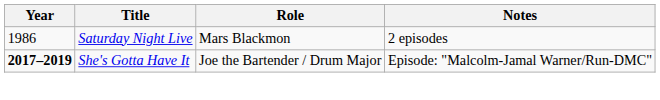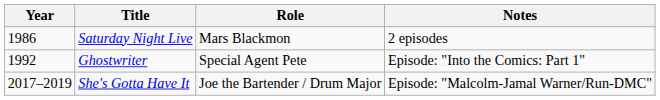+ row: (113, 60)
(40, 60) bold -> (40, 83) normal
